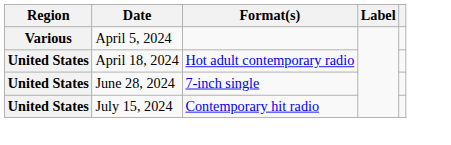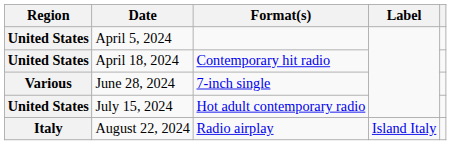(48, 38) Various -> (48, 38) United States
(270, 60) Hot adult contemporary radio -> (263, 60) Contemporary hit radio
(48, 83) United States -> (48, 83) Various
(252, 106) Contemporary hit radio -> (281, 106) Hot adult contemporary radio
+ row: (143, 128)
